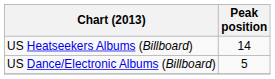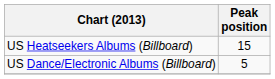(244, 45) 14 -> (244, 45) 15
